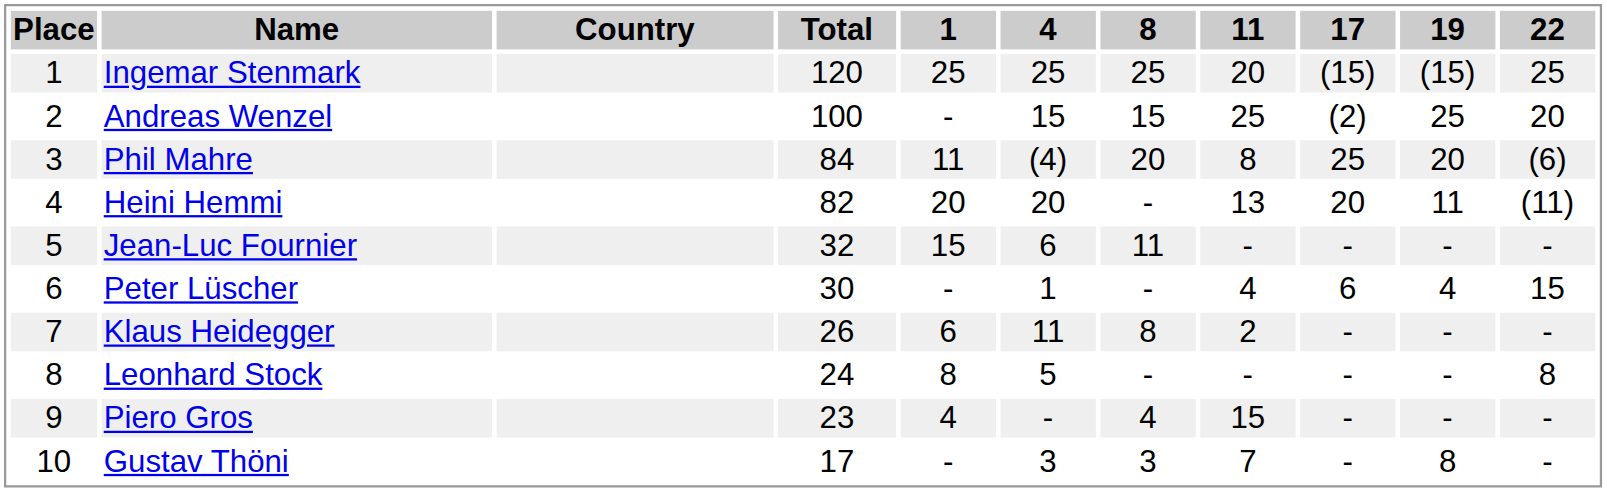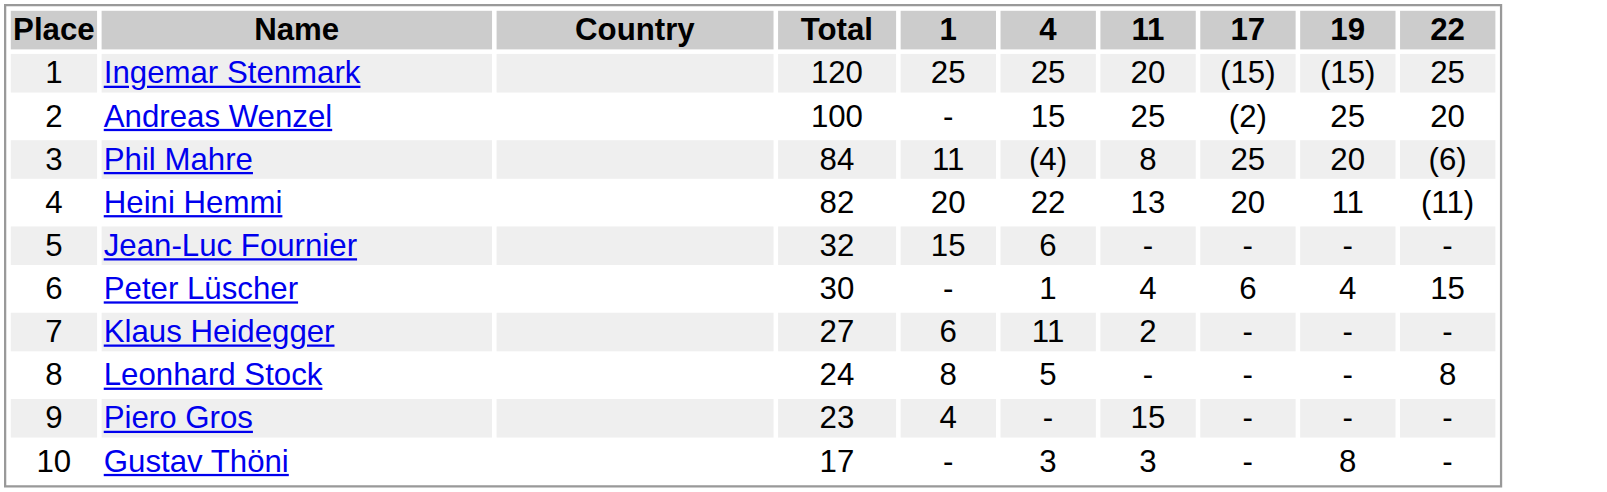- column: (1148, 30)
(1048, 203) 20 -> (1048, 203) 22
(837, 332) 26 -> (837, 332) 27
(1248, 461) 7 -> (1148, 461) 3
